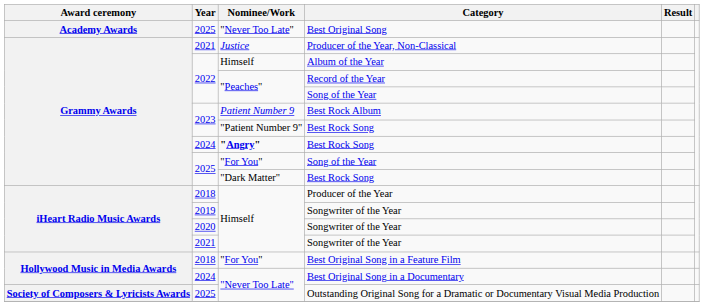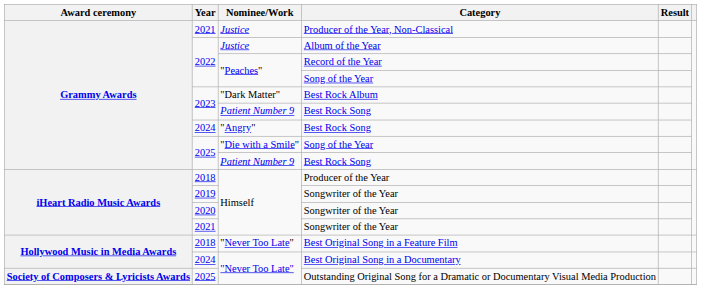- row: (205, 29)
(237, 62) Himself -> (235, 45) Justice
(257, 111) Patient Number 9 -> (250, 95) "Dark Matter"
(261, 128) "Patient Number 9" -> (257, 111) Patient Number 9
(240, 144) bold -> (238, 128) normal
(241, 161) "For You" -> (260, 144) "Die with a Smile"
(250, 177) "Dark Matter" -> (257, 161) Patient Number 9
(241, 260) "For You" -> (257, 243) "Never Too Late"
